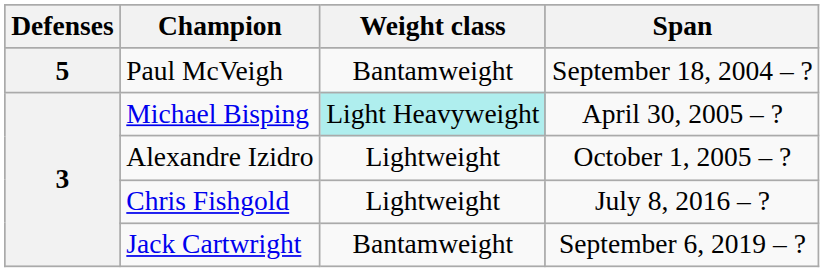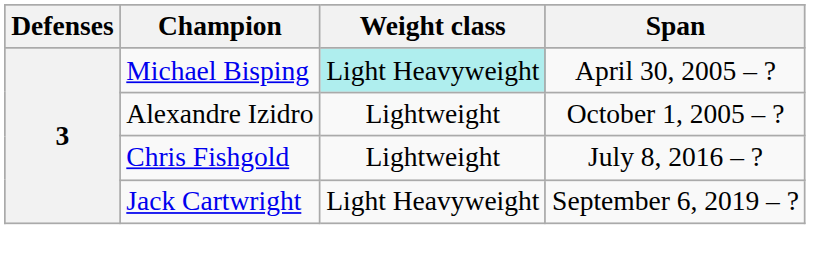- row: (205, 69)
(433, 244) Bantamweight -> (433, 200) Light Heavyweight
